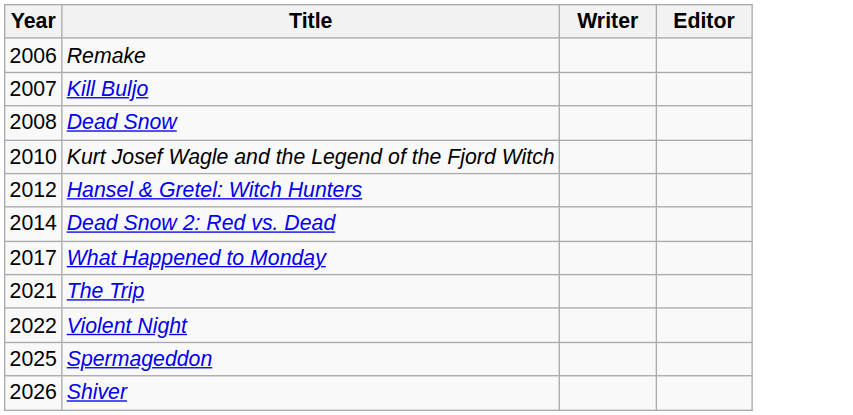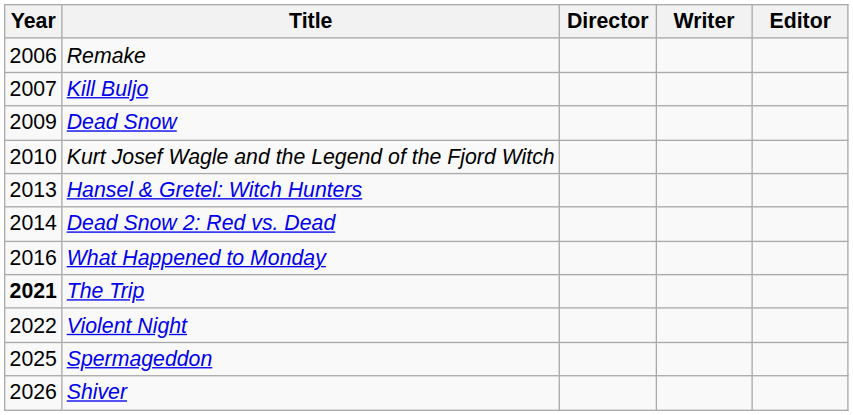+ column: (608, 21)
(33, 122) 2008 -> (33, 122) 2009
(33, 190) 2012 -> (33, 190) 2013
(33, 257) 2017 -> (33, 257) 2016
(33, 291) normal -> (33, 291) bold
